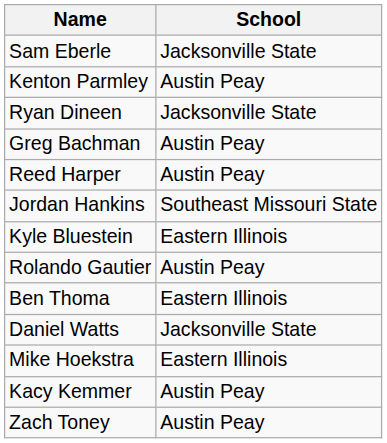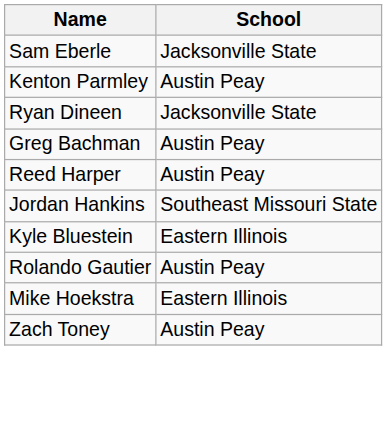- row: (59, 298)
- row: (64, 329)
- row: (70, 391)
